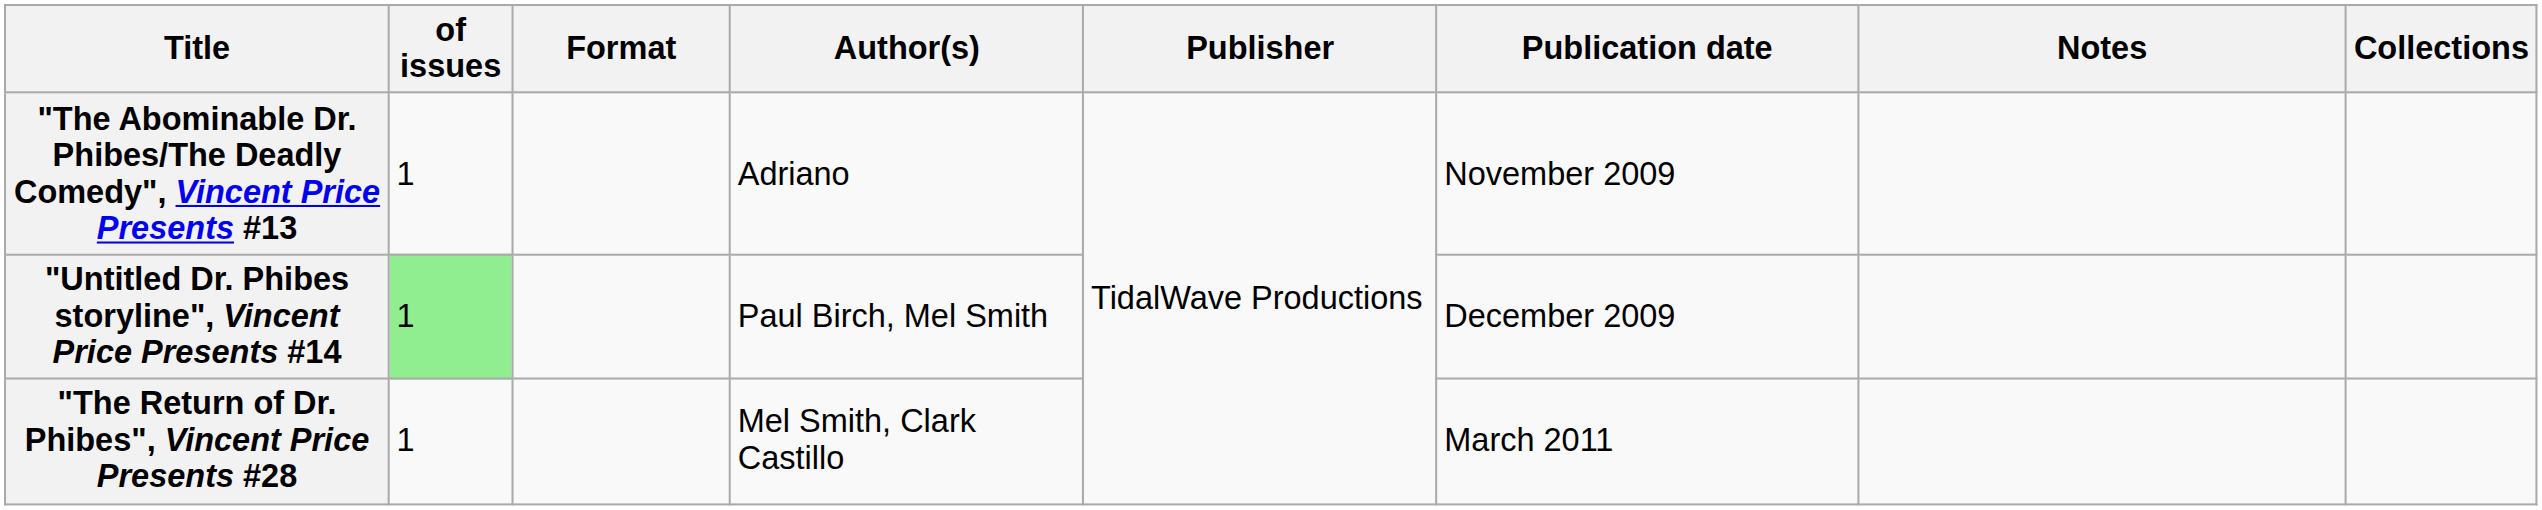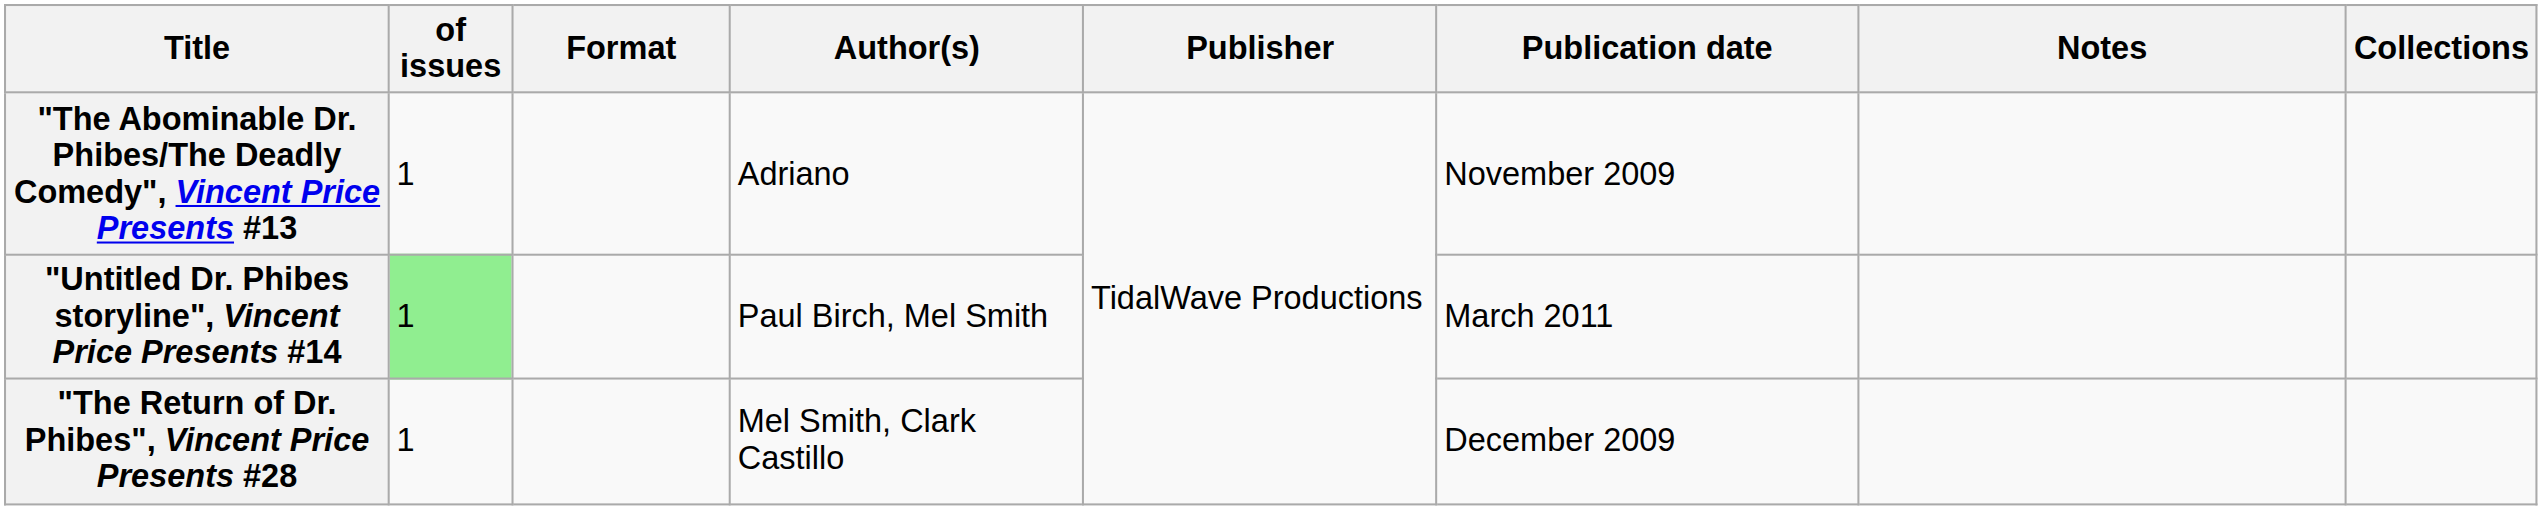(1560, 315) December 2009 -> (1529, 315) March 2011
(1529, 440) March 2011 -> (1560, 440) December 2009
